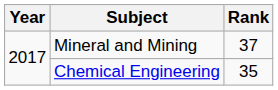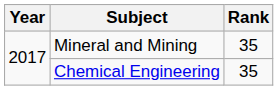(248, 44) 37 -> (248, 44) 35
